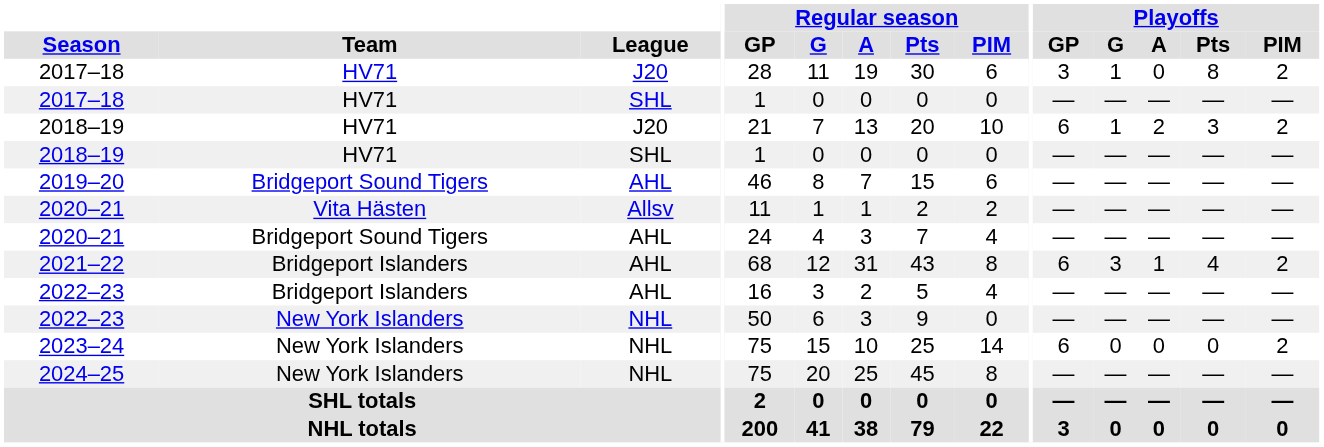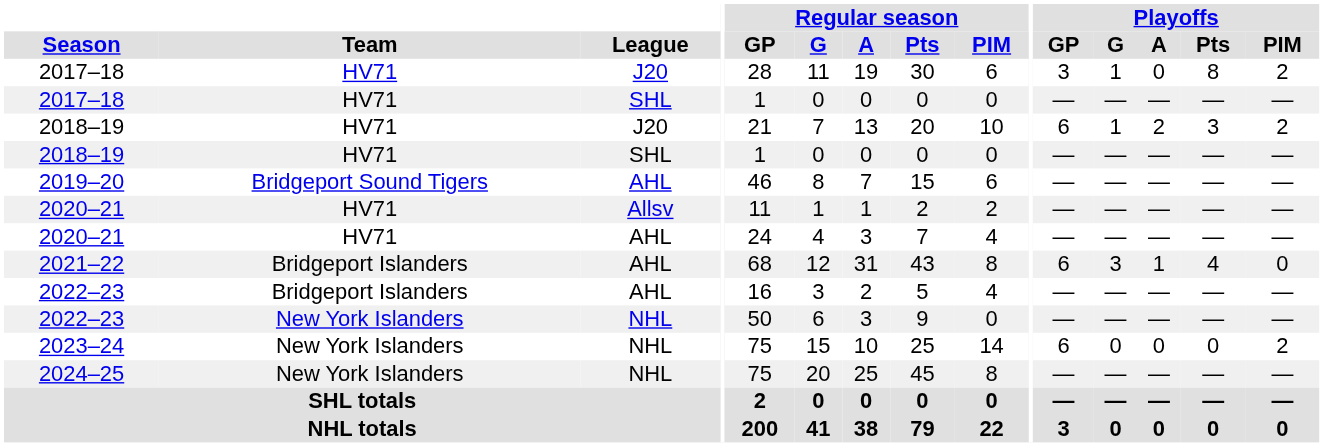(370, 209) Vita Hästen -> (370, 209) HV71
(370, 236) Bridgeport Sound Tigers -> (370, 236) HV71
(1282, 264) 2 -> (1282, 264) 0
